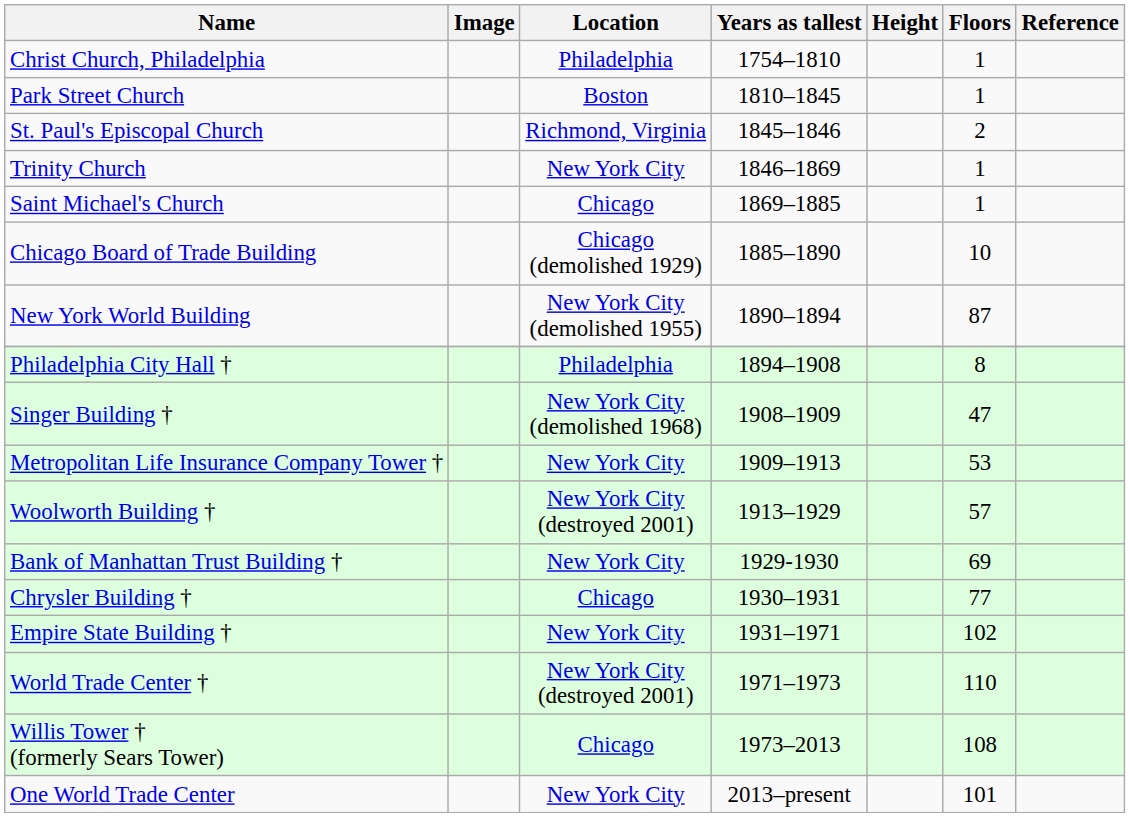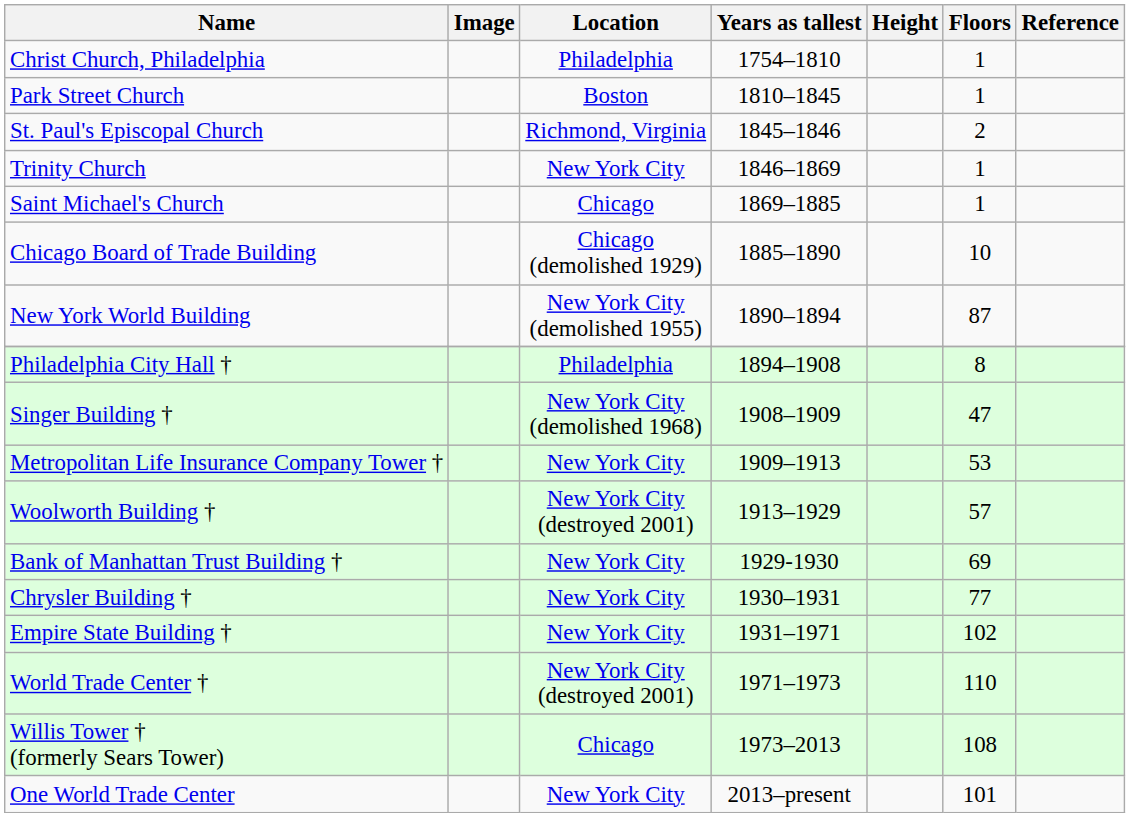(616, 597) Chicago -> (616, 597) New York City
